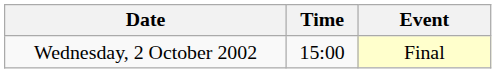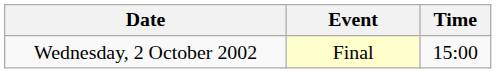columns swapped: (322, 20) <-> (424, 20)
